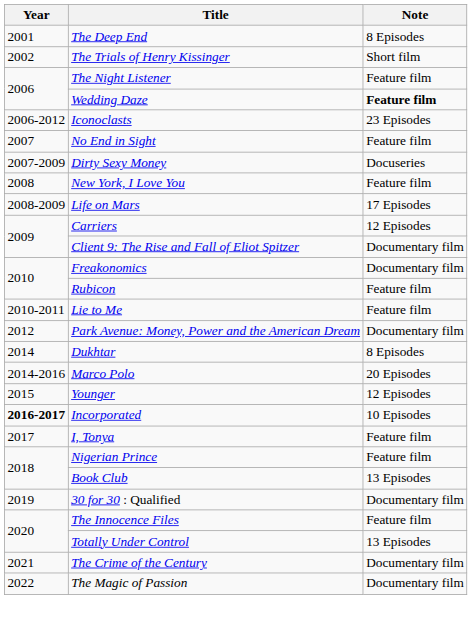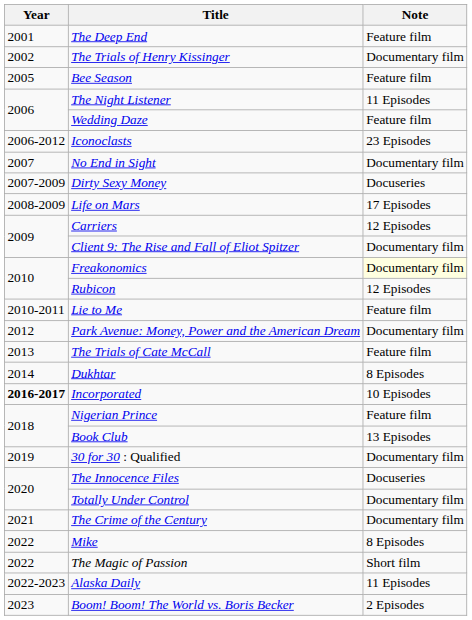(395, 36) 8 Episodes -> (399, 36) Feature film
(393, 57) Short film -> (415, 57) Documentary film
+ row: (102, 78)
(399, 78) Feature film -> (398, 99) 11 Episodes
(401, 99) bold -> (399, 120) normal
(399, 141) Feature film -> (415, 162) Documentary film
- row: (128, 183)
(415, 267) no background -> (415, 267) lightyellow background
(399, 288) Feature film -> (398, 288) 12 Episodes
+ row: (141, 352)
- row: (103, 373)
- row: (93, 394)
- row: (93, 436)
(399, 520) Feature film -> (396, 478) Docuseries
(398, 541) 13 Episodes -> (415, 499) Documentary film
+ row: (84, 541)
(415, 583) Documentary film -> (393, 562) Short film
+ row: (106, 583)
+ row: (182, 604)
